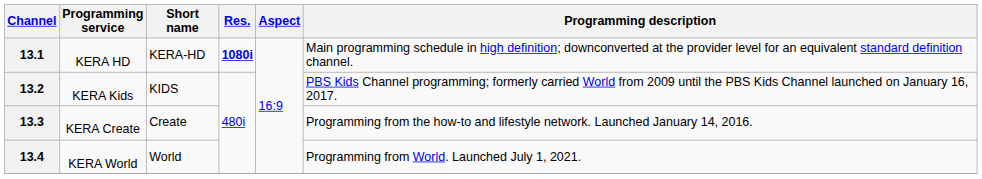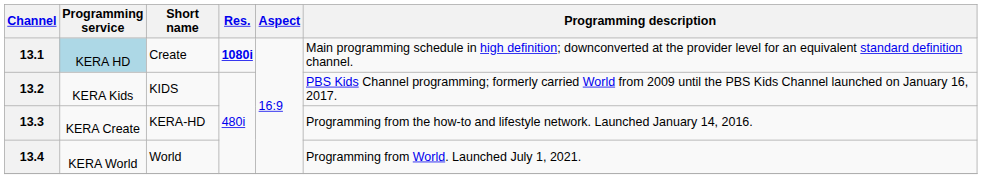(103, 62) no background -> (103, 62) lightblue background
(177, 55) KERA-HD -> (168, 55) Create
(168, 122) Create -> (177, 122) KERA-HD
